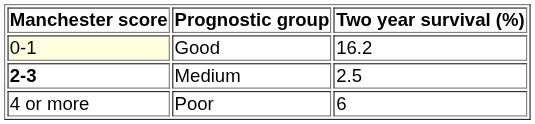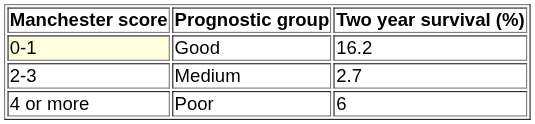(23, 75) bold -> (23, 75) normal
(349, 75) 2.5 -> (349, 75) 2.7
